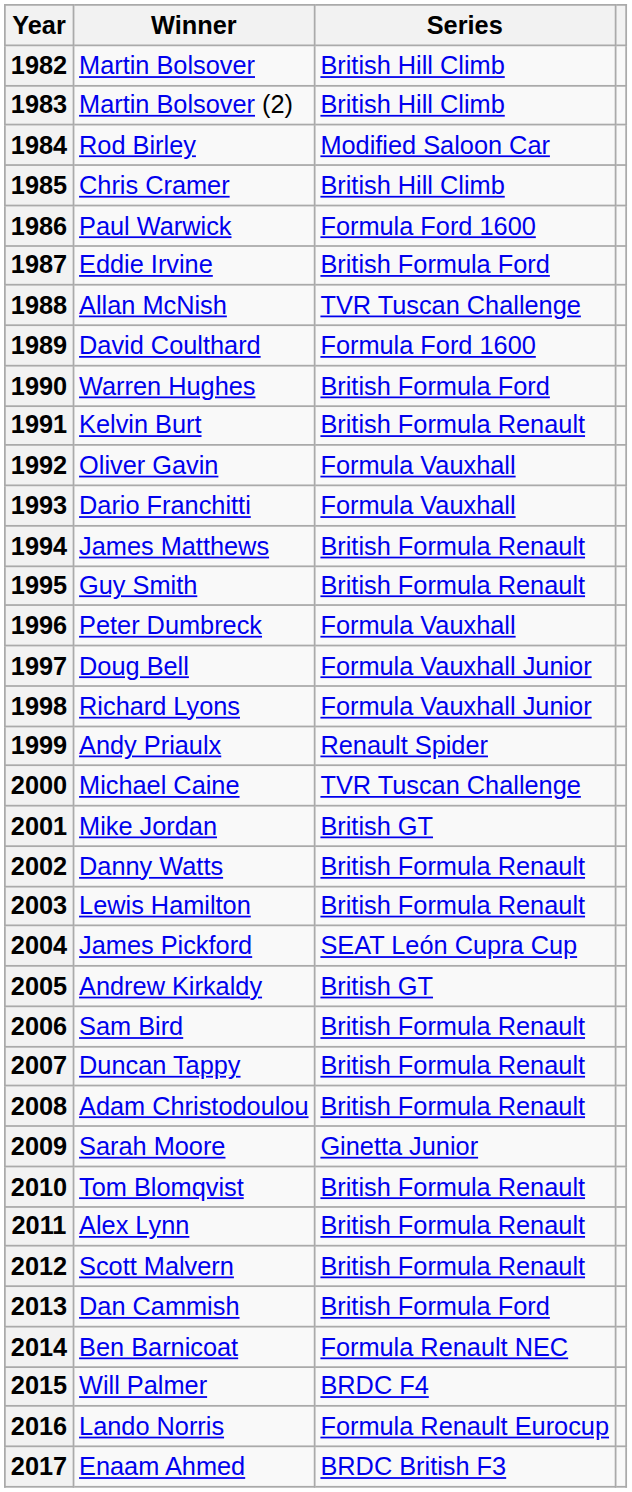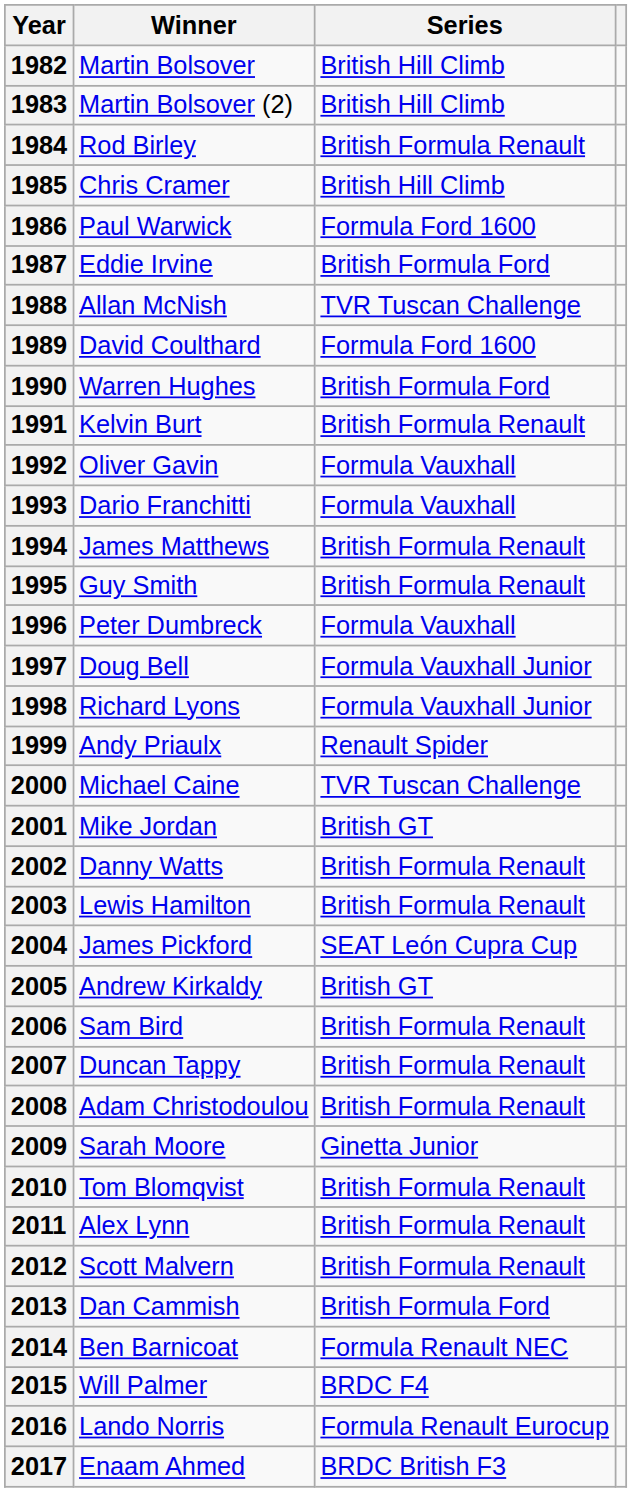(435, 145) Modified Saloon Car -> (453, 145) British Formula Renault
